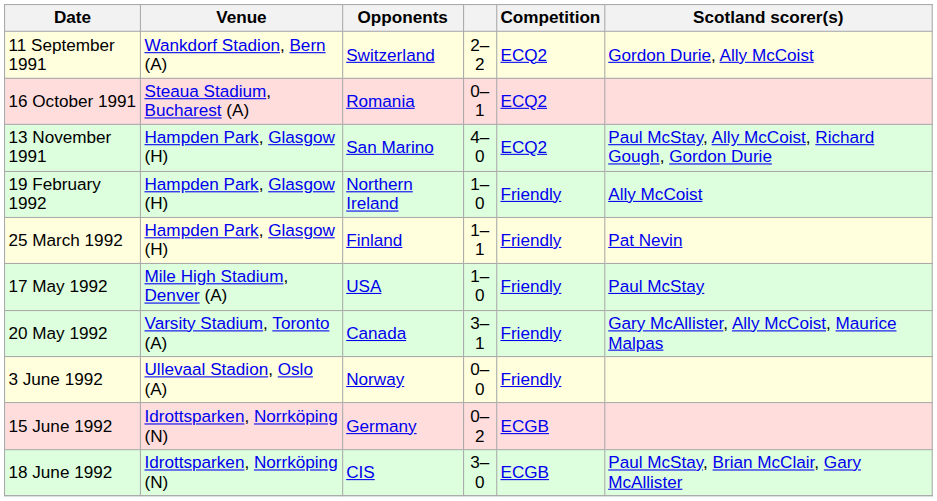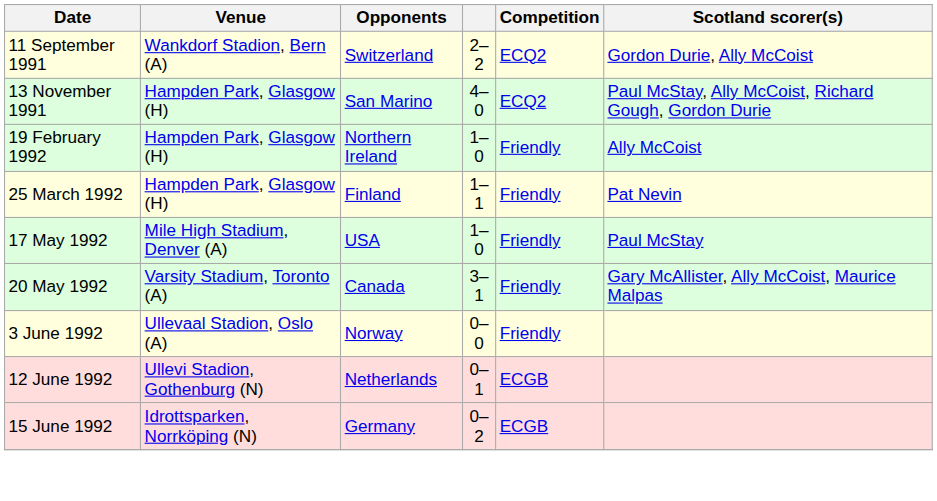- row: (72, 101)
+ row: (60, 379)
- row: (60, 472)
